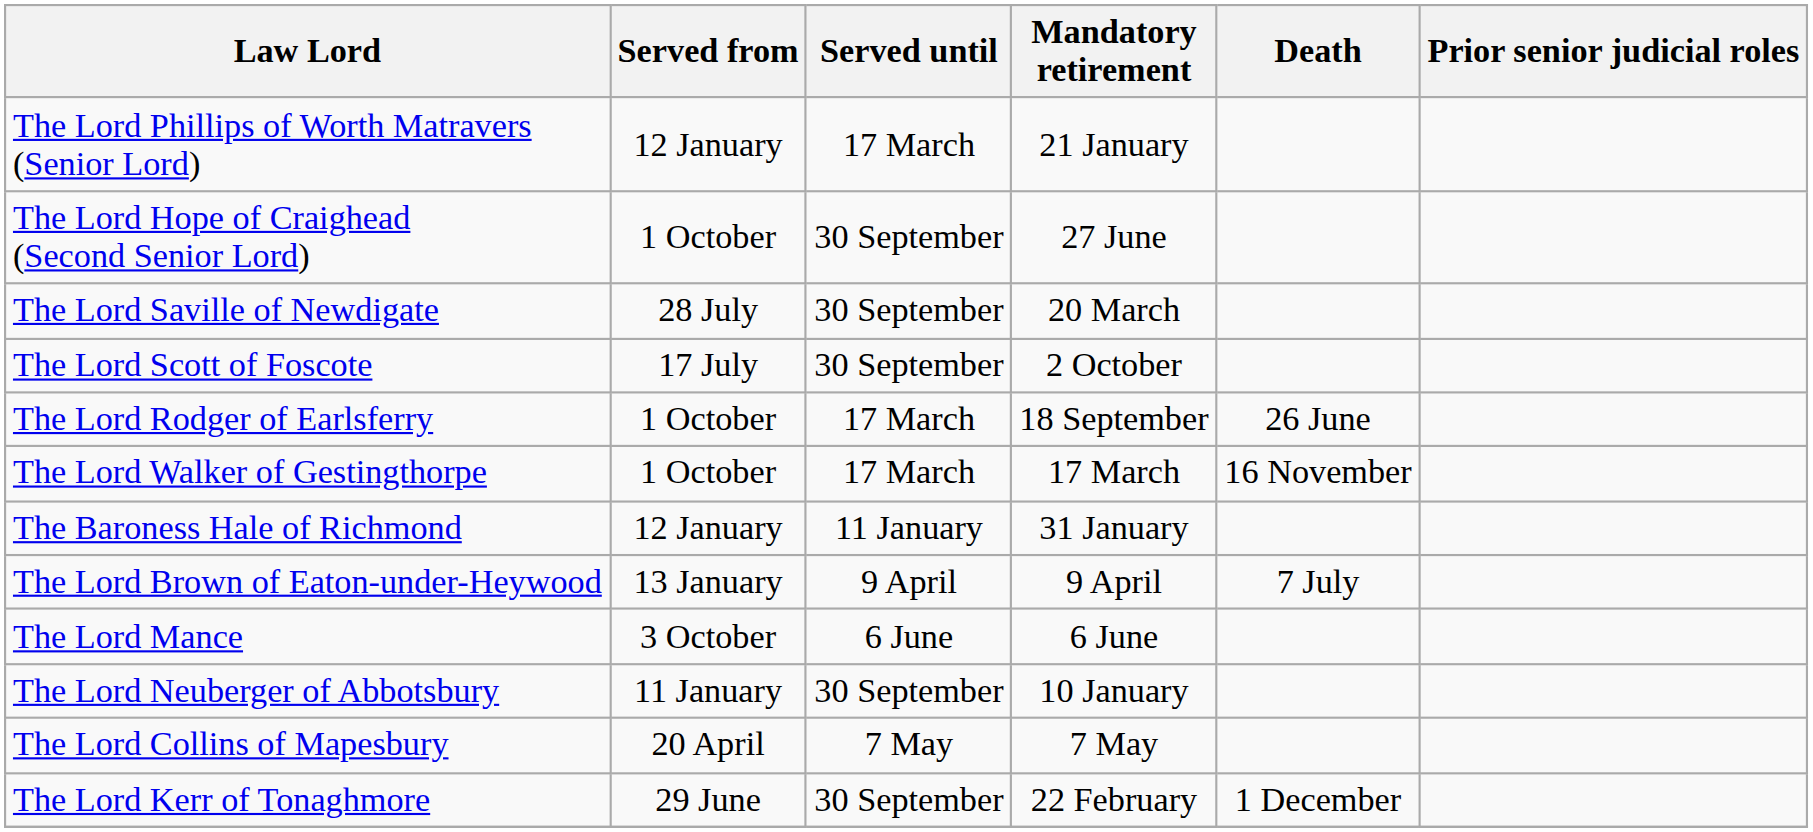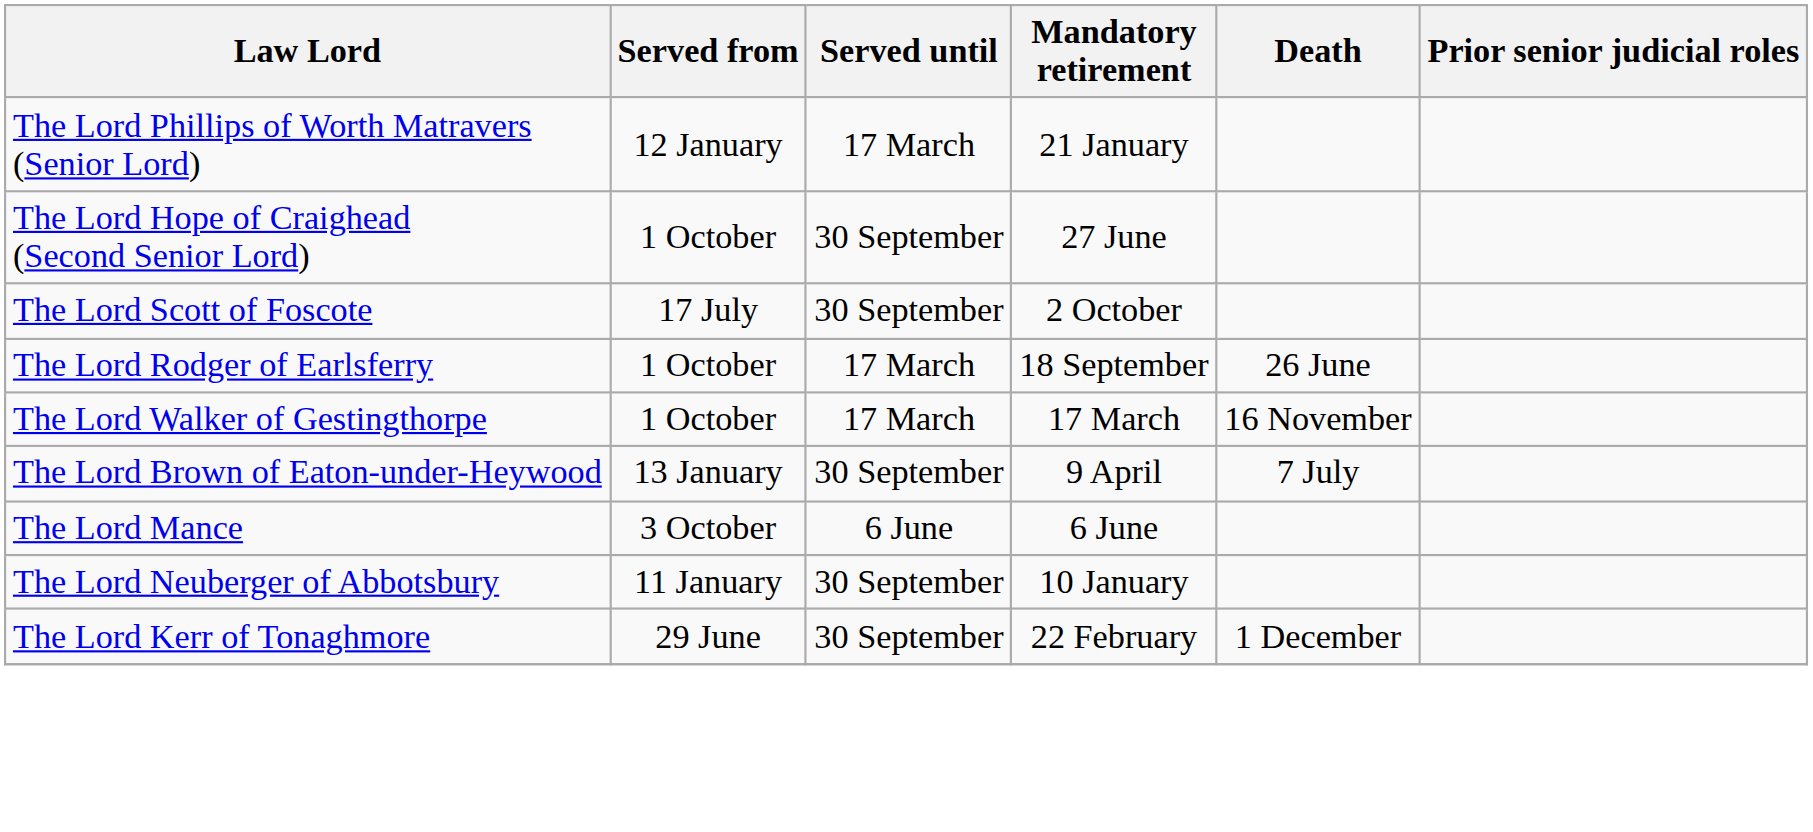- row: (226, 310)
- row: (237, 527)
(909, 581) 9 April -> (909, 473) 30 September
- row: (231, 744)
